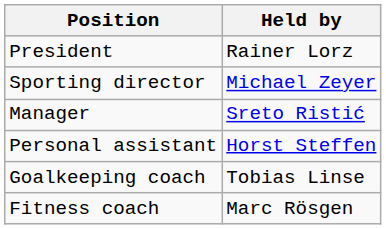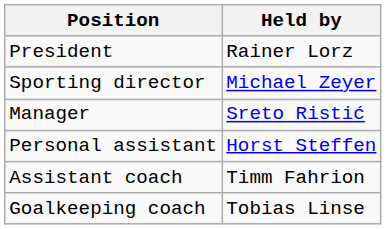+ row: (96, 177)
- row: (84, 209)
